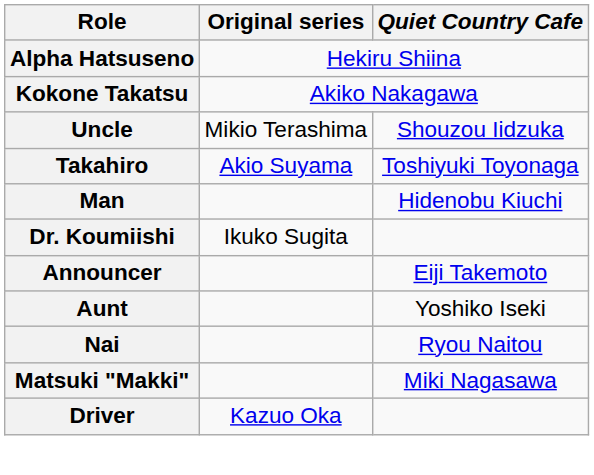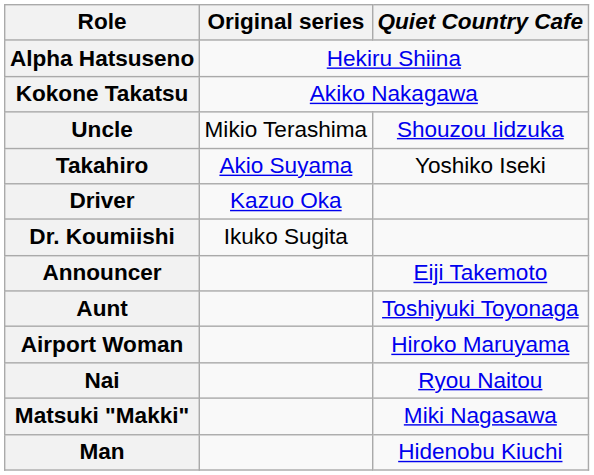(480, 165) Toshiyuki Toyonaga -> (480, 165) Yoshiko Iseki
rows swapped: (102, 415) <-> (102, 201)
(480, 308) Yoshiko Iseki -> (480, 308) Toshiyuki Toyonaga
+ row: (102, 344)
